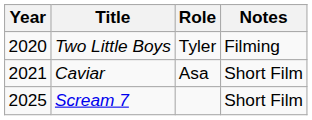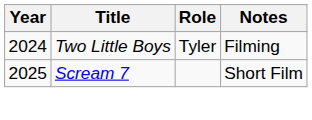(28, 45) 2020 -> (28, 45) 2024
- row: (80, 73)
